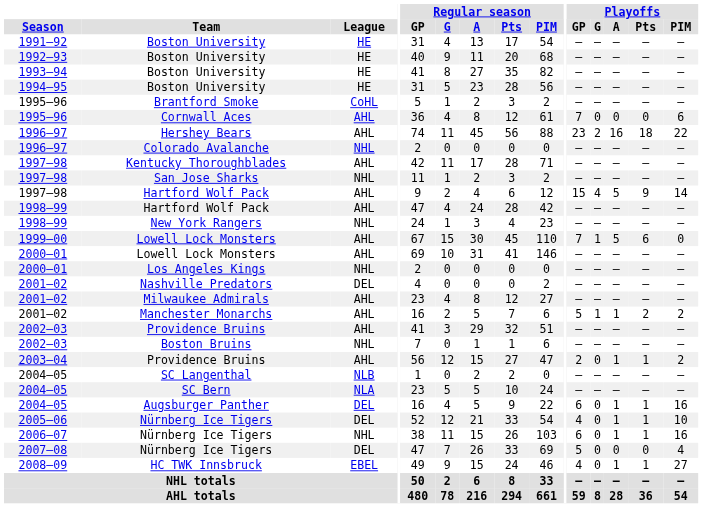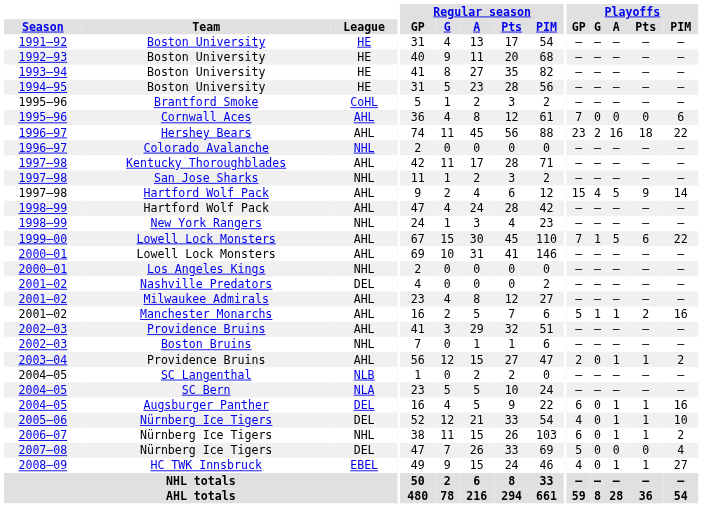(681, 239) 0 -> (681, 239) 22
(681, 314) 2 -> (681, 314) 16
(681, 435) 16 -> (681, 435) 2
